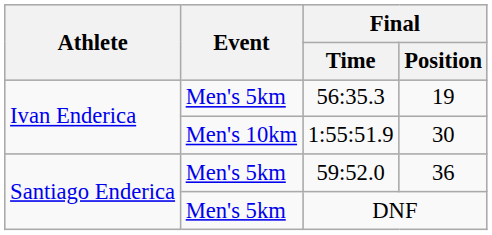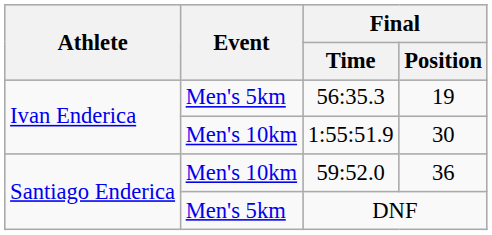(236, 172) Men's 5km -> (241, 172) Men's 10km
